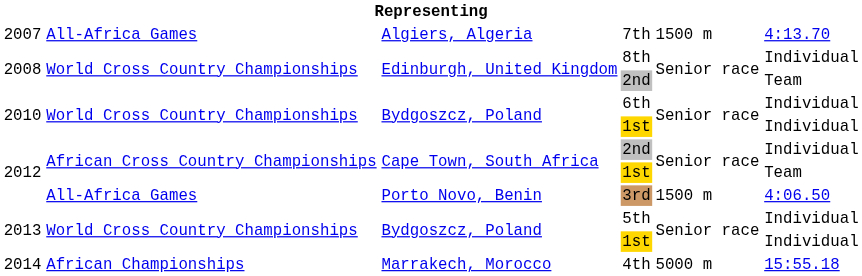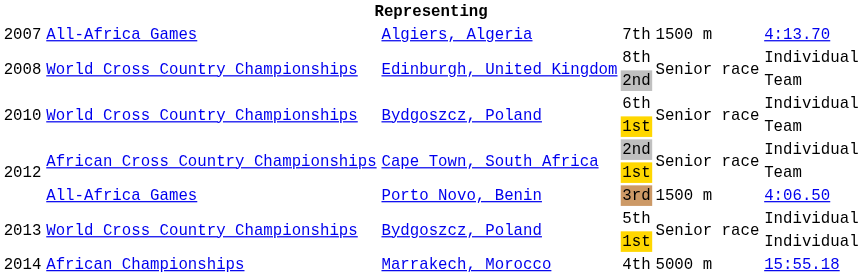(811, 127) Individual -> (783, 127) Team
